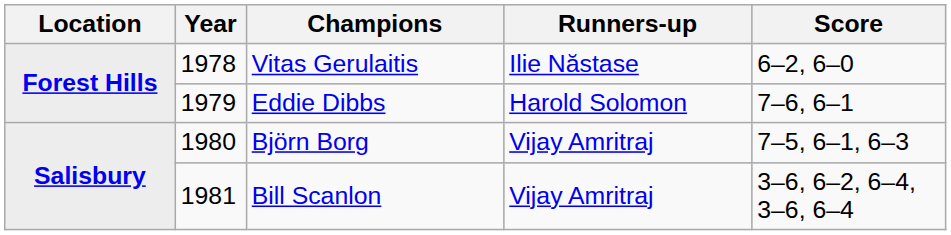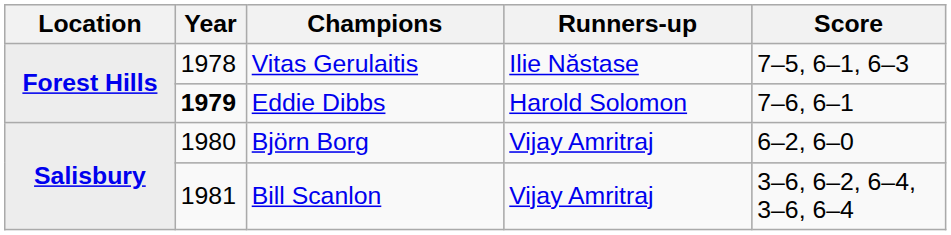(806, 63) 6–2, 6–0 -> (833, 63) 7–5, 6–1, 6–3
(208, 102) normal -> (208, 102) bold
(833, 142) 7–5, 6–1, 6–3 -> (806, 142) 6–2, 6–0
